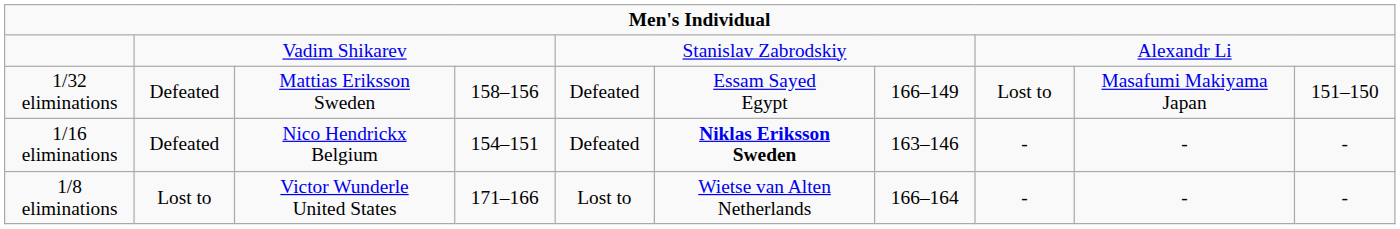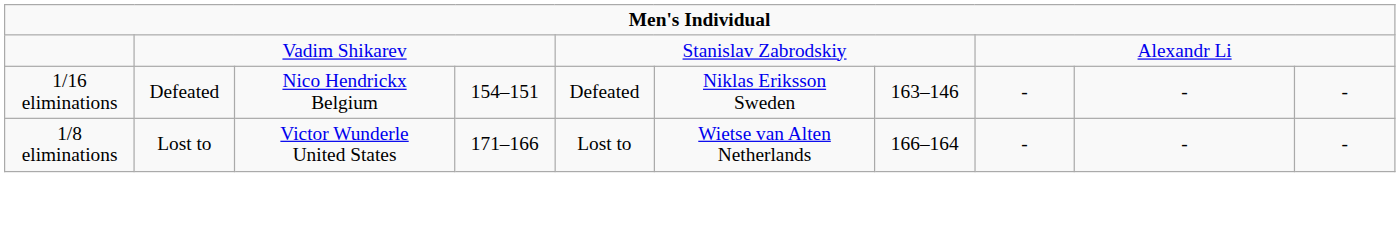- row: (70, 92)
(765, 144) bold -> (765, 92) normal
